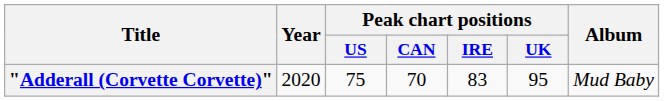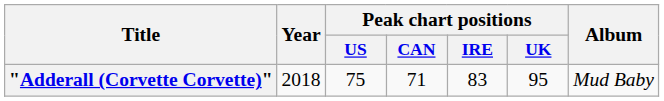(301, 79) 2020 -> (301, 79) 2018
(416, 79) 70 -> (416, 79) 71
